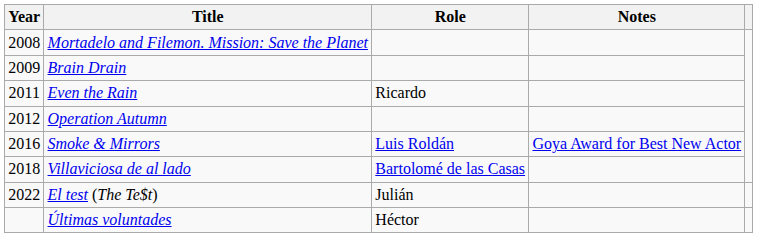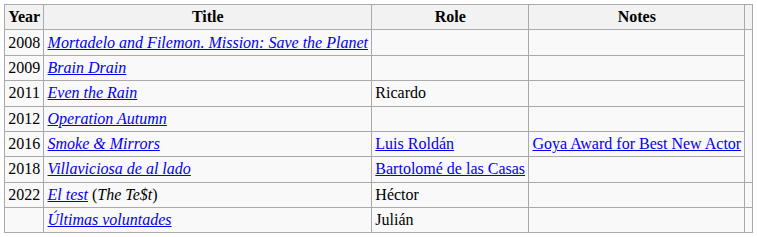(394, 194) Julián -> (397, 194) Héctor
(397, 220) Héctor -> (394, 220) Julián
